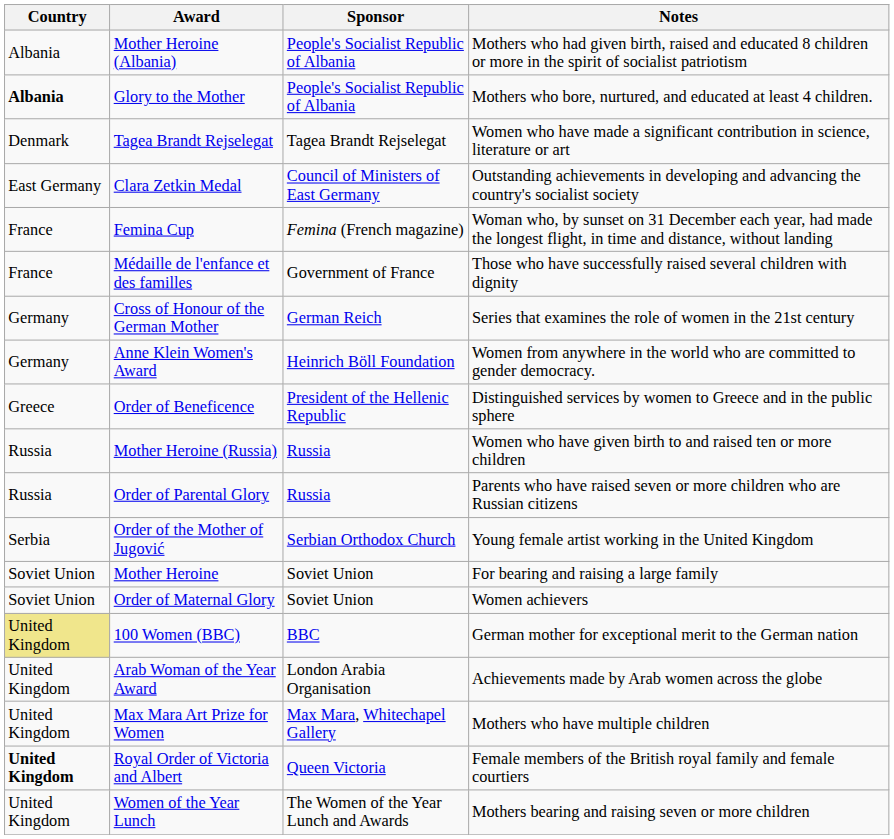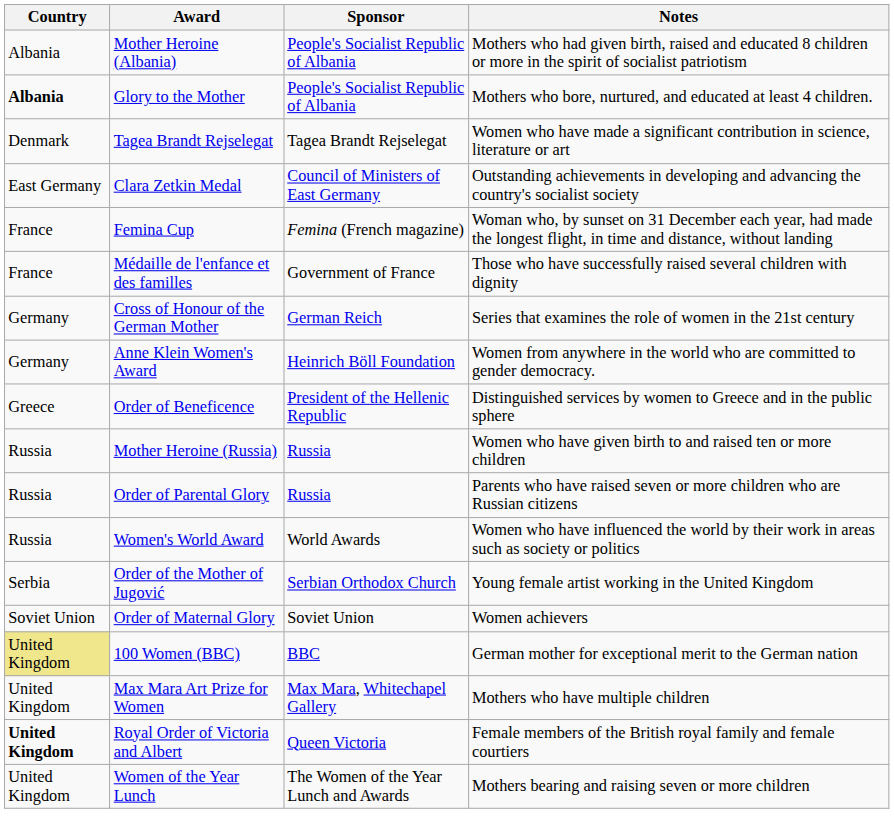+ row: (189, 539)
- row: (166, 574)
- row: (195, 679)
